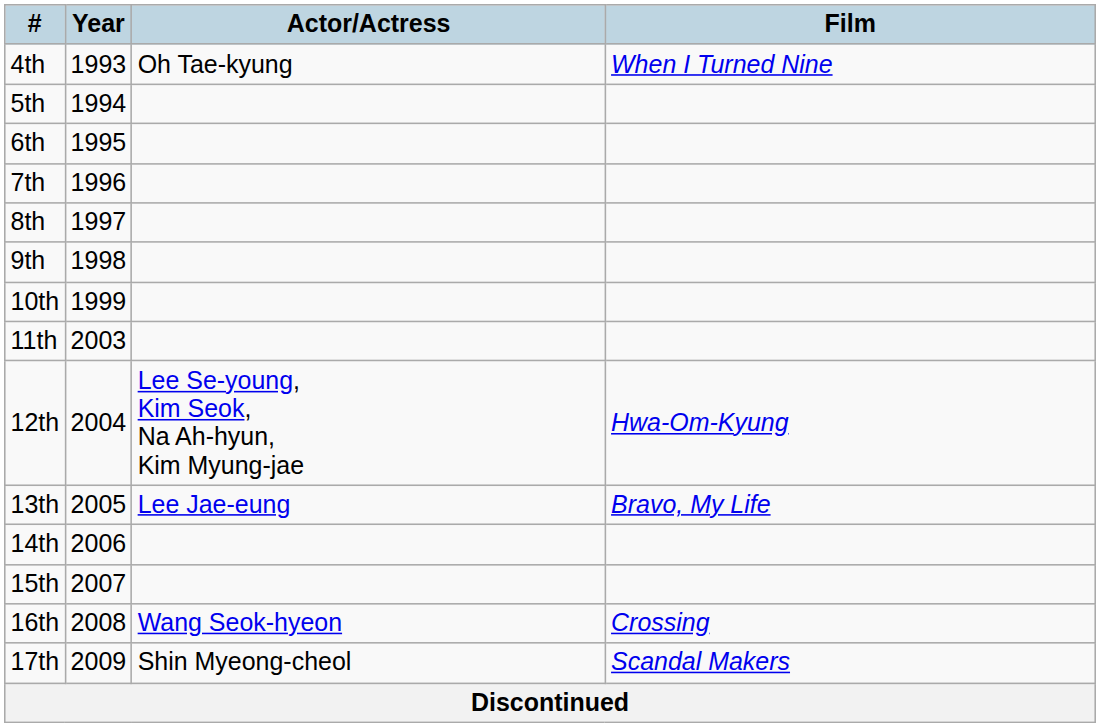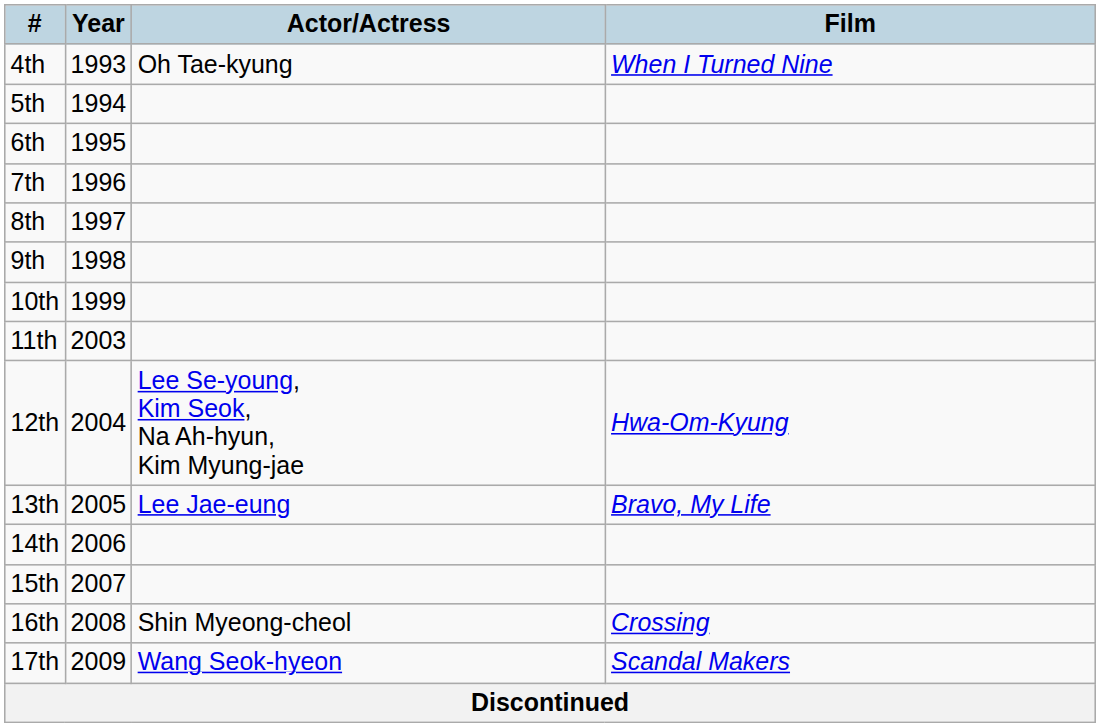(240, 623) Wang Seok-hyeon -> (244, 623) Shin Myeong-cheol
(244, 662) Shin Myeong-cheol -> (240, 662) Wang Seok-hyeon
